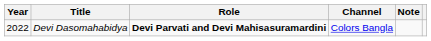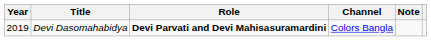(18, 28) 2022 -> (18, 28) 2019
